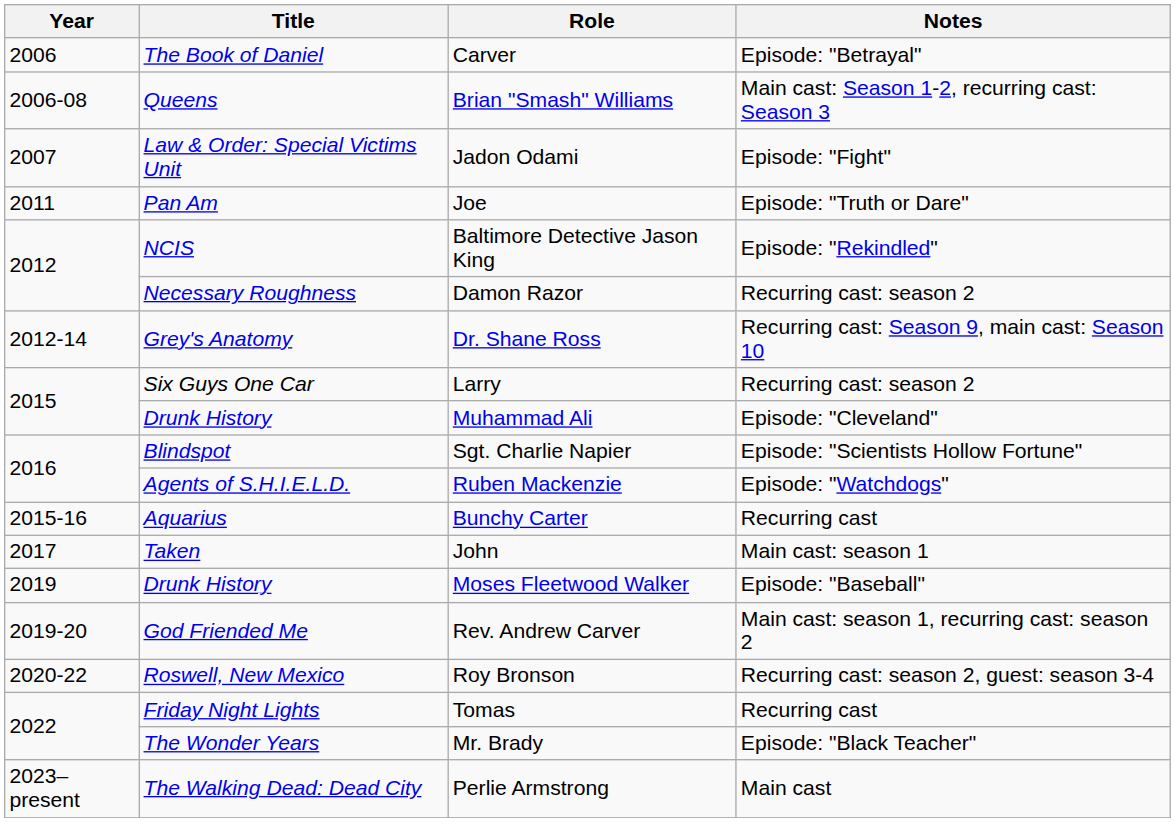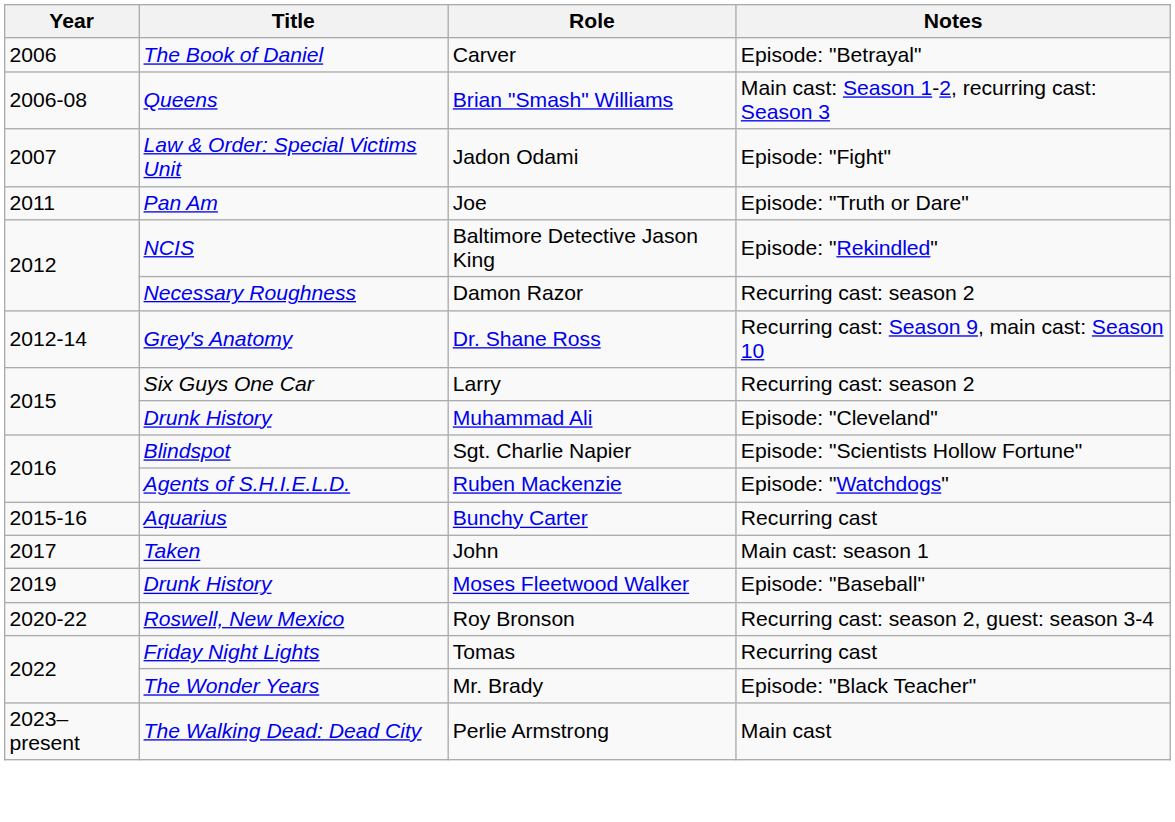- row: (546, 630)
